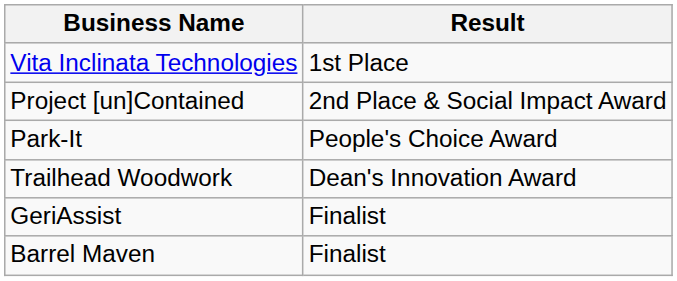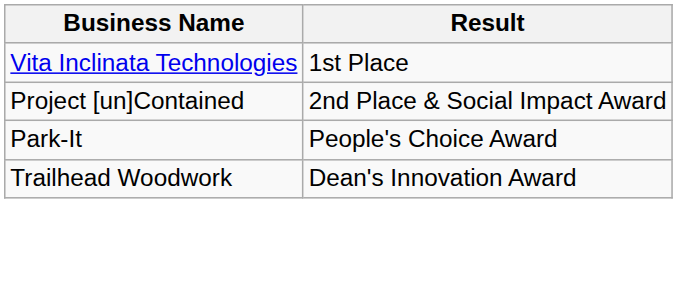- row: (66, 216)
- row: (83, 255)
